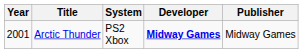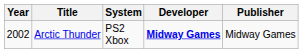(18, 34) 2001 -> (18, 34) 2002
